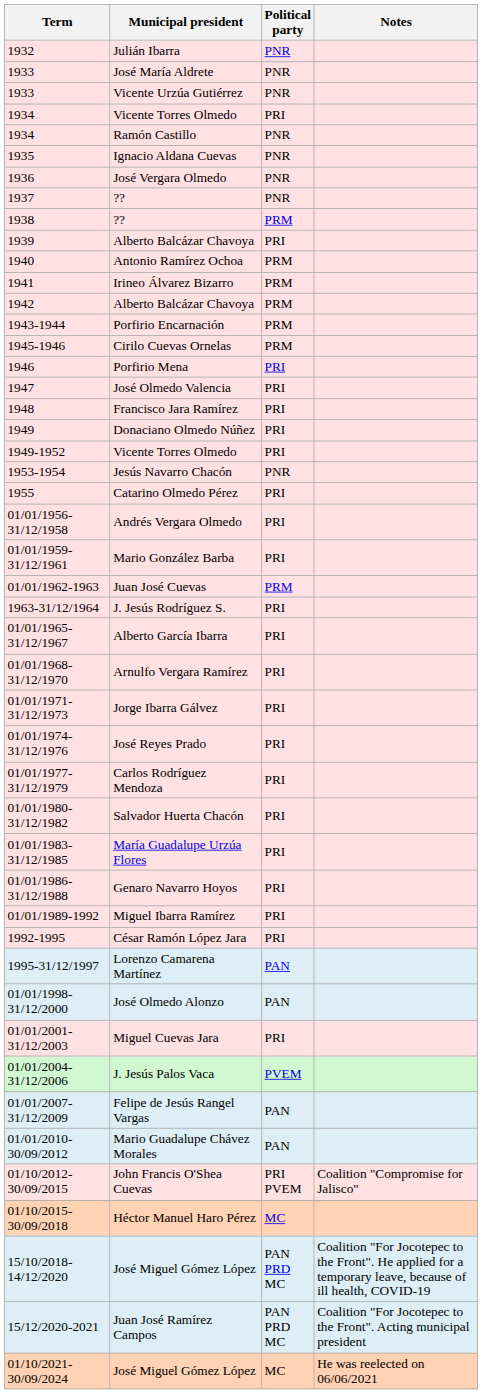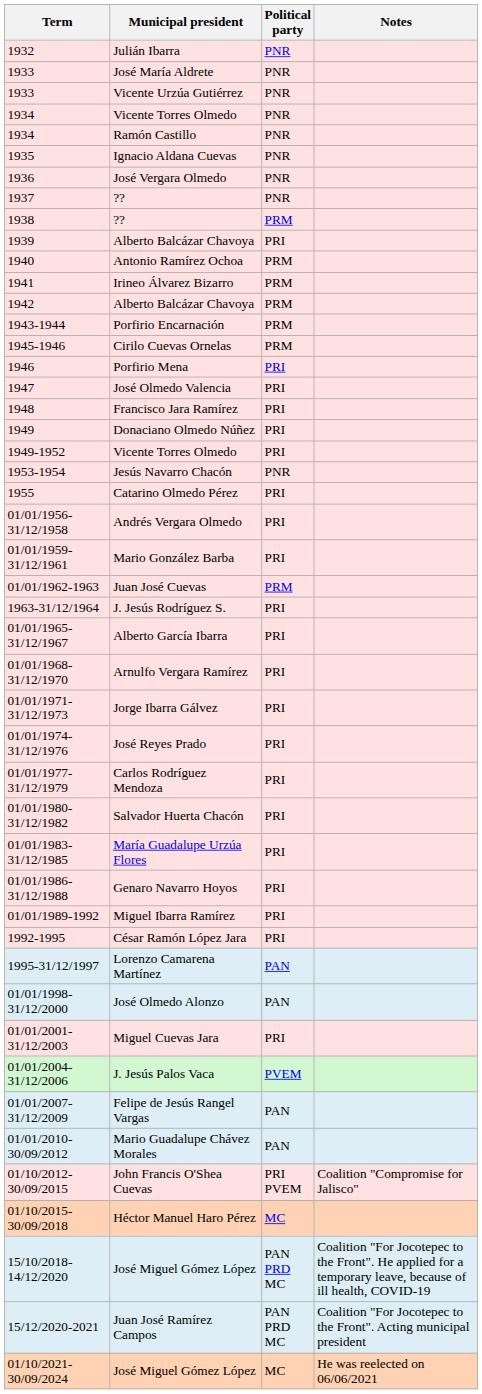(275, 114) PRI -> (277, 114) PNR
